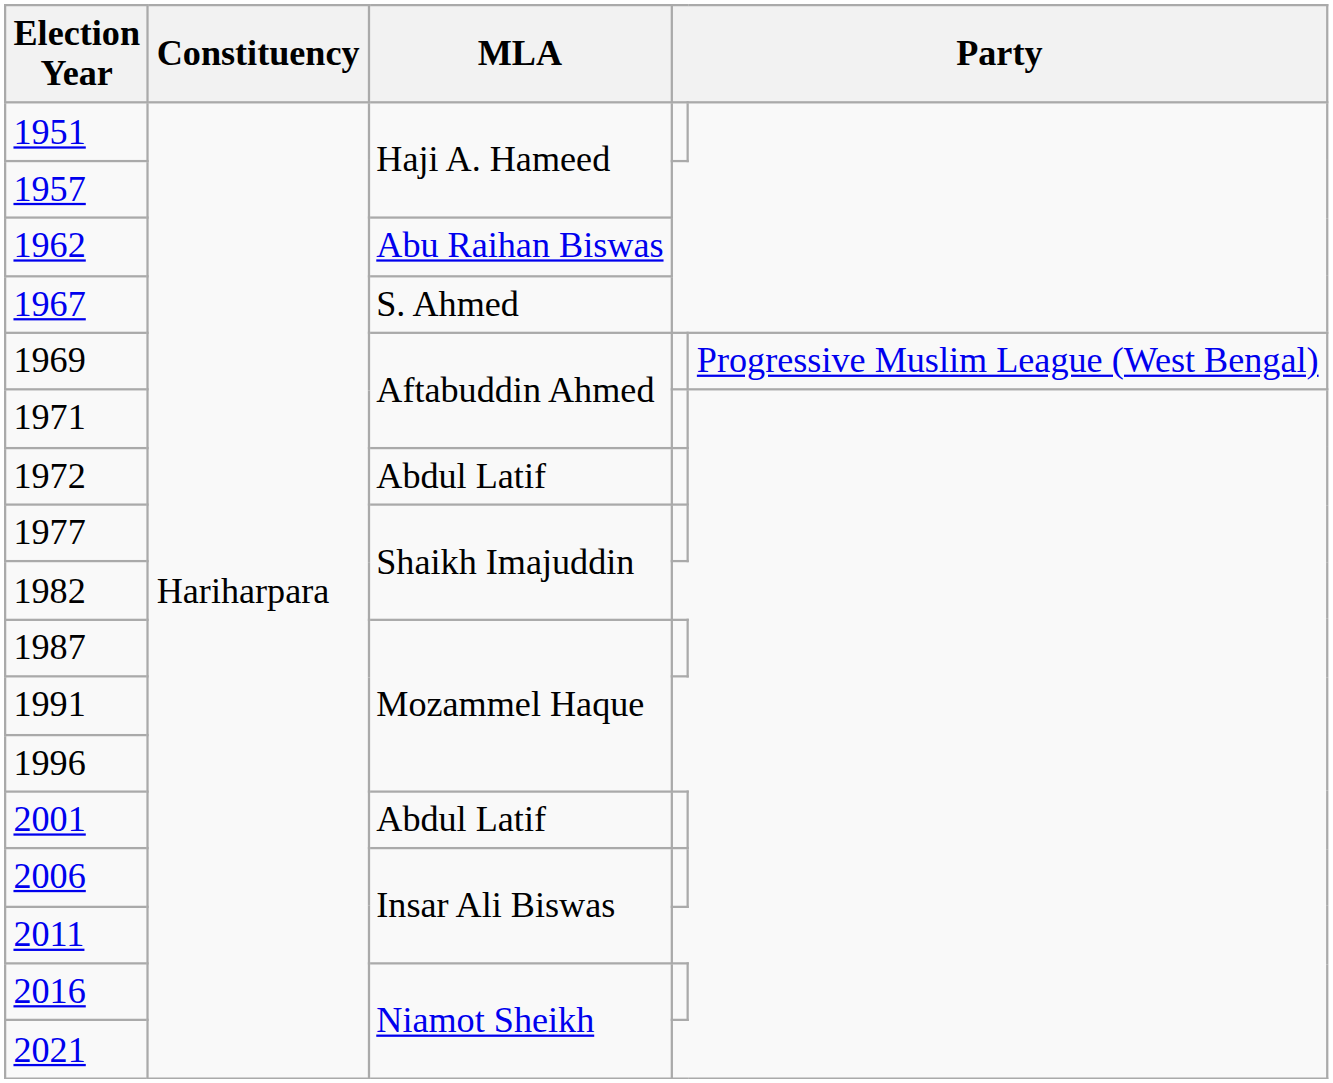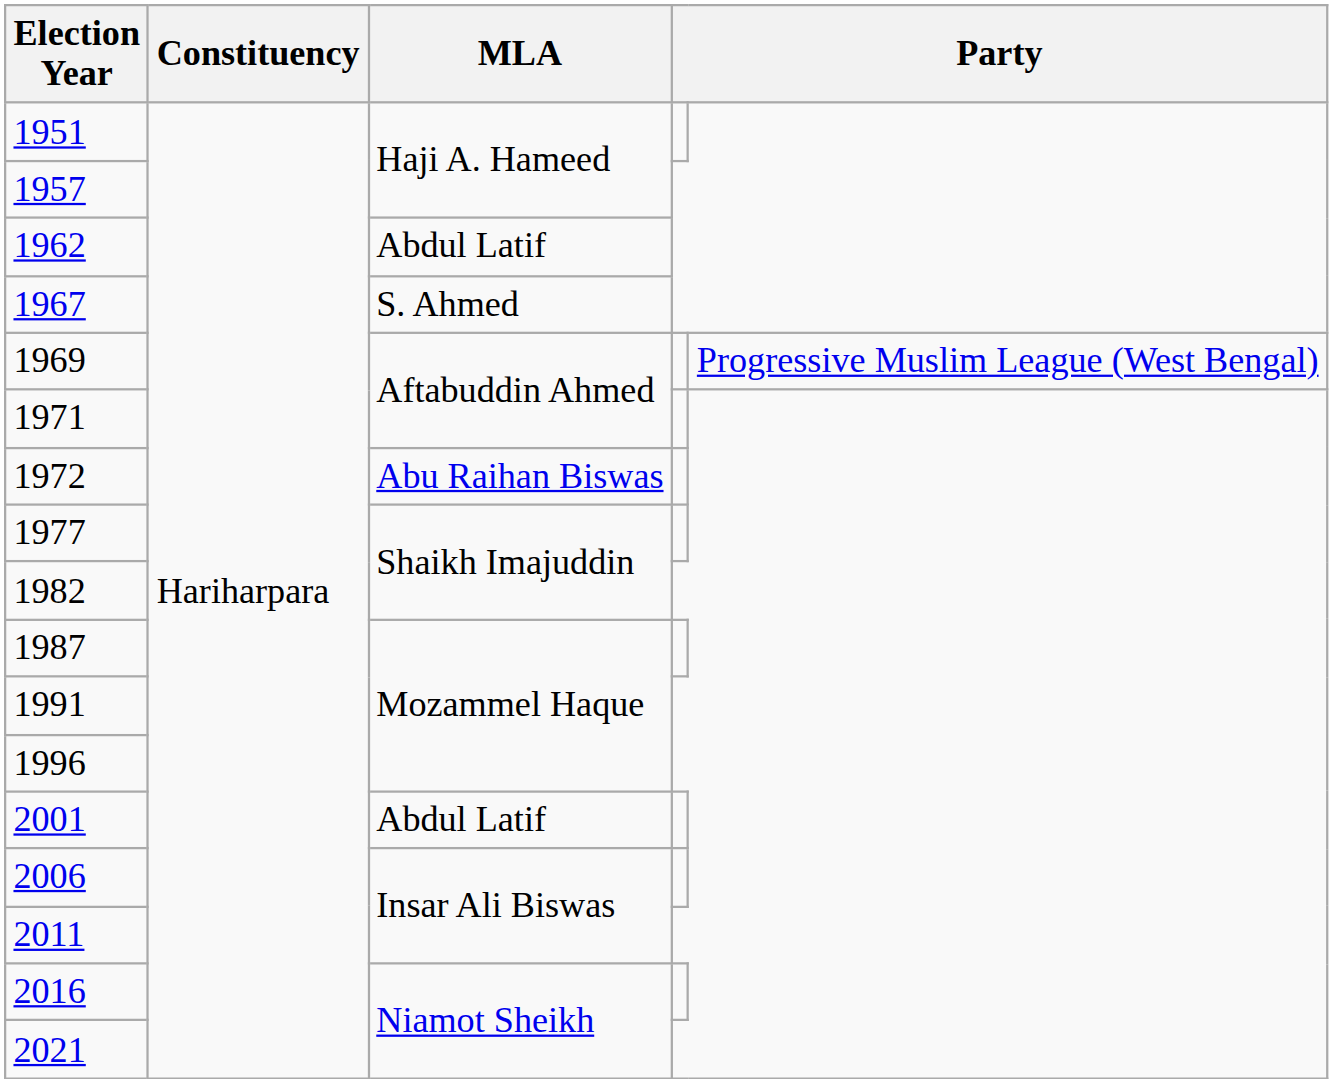(520, 245) Abu Raihan Biswas -> (461, 245) Abdul Latif
(461, 475) Abdul Latif -> (520, 475) Abu Raihan Biswas
